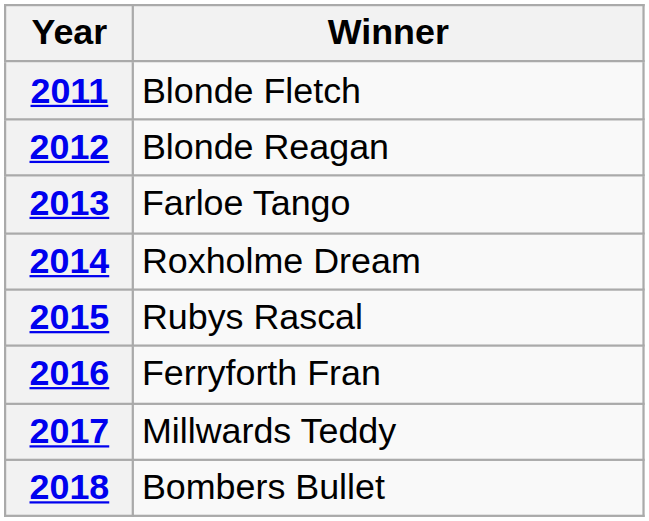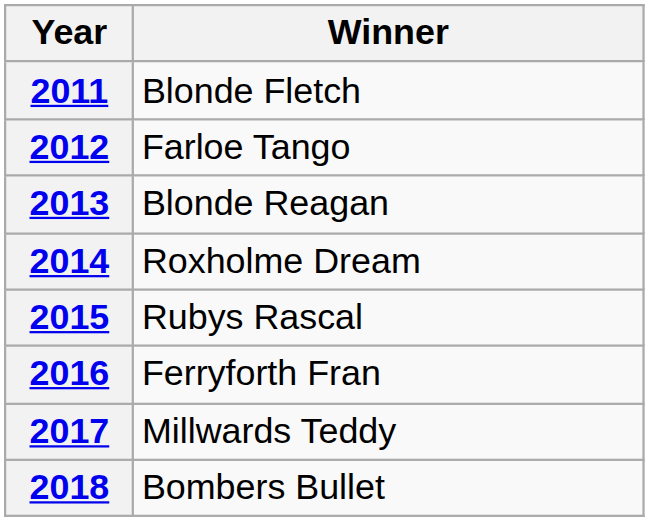(265, 146) Blonde Reagan -> (246, 146) Farloe Tango
(246, 203) Farloe Tango -> (265, 203) Blonde Reagan
